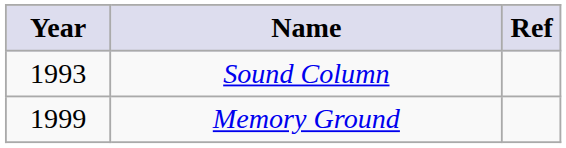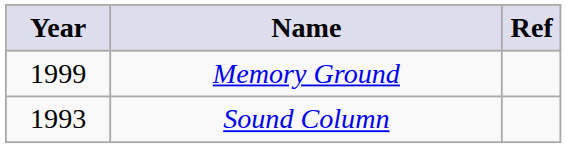rows swapped: (306, 73) <-> (306, 119)
